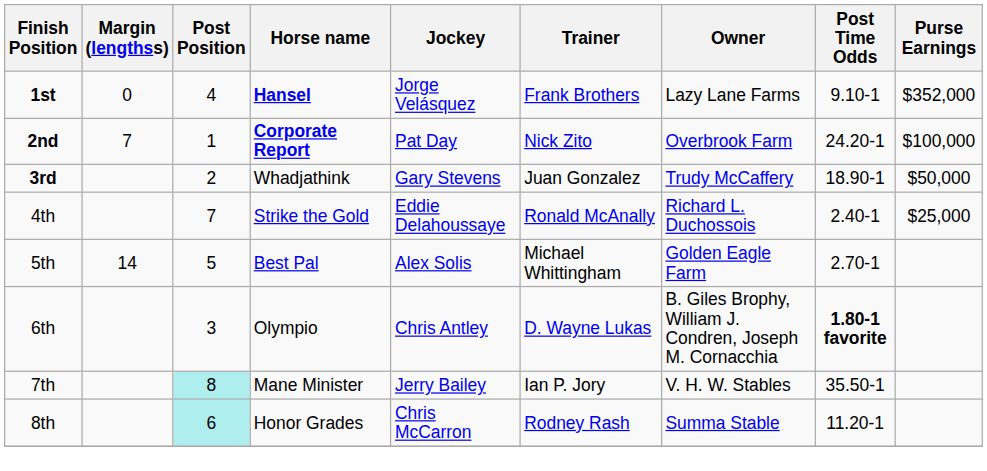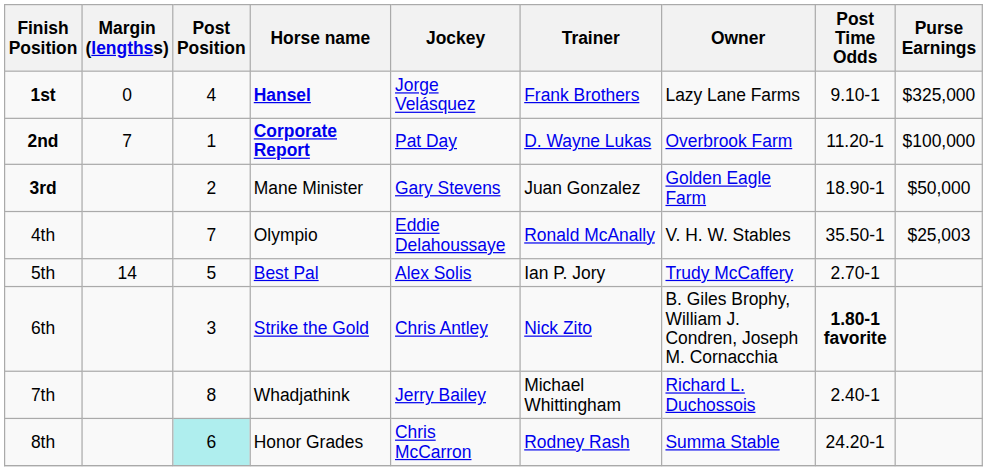(939, 95) $352,000 -> (939, 95) $325,000
(558, 142) Nick Zito -> (588, 142) D. Wayne Lukas
(855, 142) 24.20-1 -> (855, 142) 11.20-1
(302, 179) Whadjathink -> (308, 188) Mane Minister
(729, 179) Trudy McCaffery -> (718, 188) Golden Eagle Farm
(311, 216) Strike the Gold -> (286, 235) Olympio
(710, 216) Richard L. Duchossois -> (728, 235) V. H. W. Stables
(855, 216) 2.40-1 -> (855, 235) 35.50-1
(939, 216) $25,000 -> (939, 235) $25,003
(573, 263) Michael Whittingham -> (565, 273) Ian P. Jory
(718, 263) Golden Eagle Farm -> (729, 273) Trudy McCaffery
(286, 329) Olympio -> (311, 329) Strike the Gold
(588, 329) D. Wayne Lukas -> (558, 329) Nick Zito
(211, 386) paleturquoise background -> (211, 395) no background
(308, 386) Mane Minister -> (302, 395) Whadjathink
(565, 386) Ian P. Jory -> (573, 395) Michael Whittingham
(728, 386) V. H. W. Stables -> (710, 395) Richard L. Duchossois
(855, 386) 35.50-1 -> (855, 395) 2.40-1
(855, 423) 11.20-1 -> (855, 442) 24.20-1
